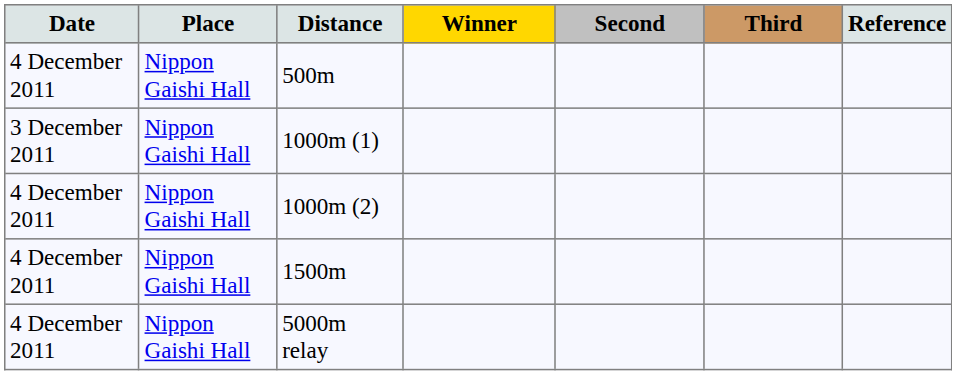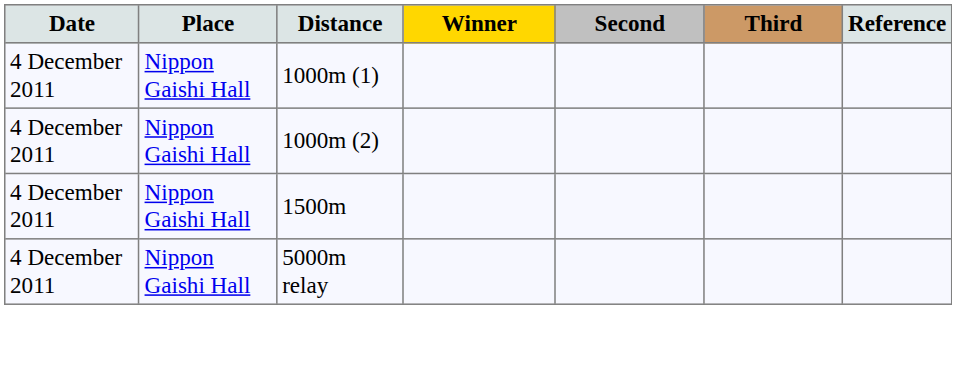- row: (308, 75)
(66, 140) 3 December 2011 -> (66, 75) 4 December 2011
